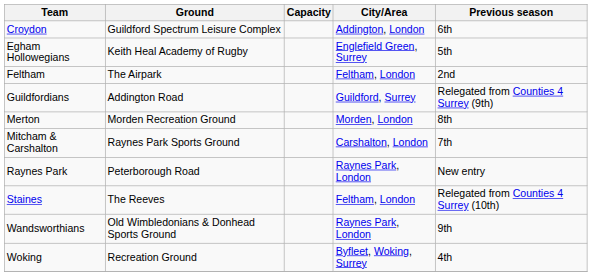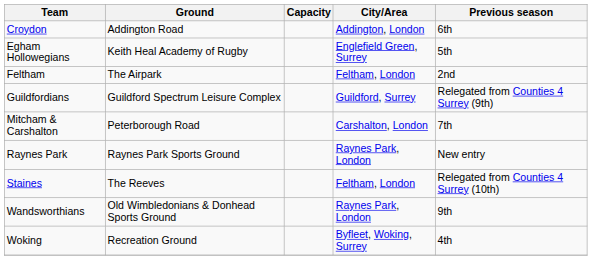(194, 29) Guildford Spectrum Leisure Complex -> (145, 29) Addington Road
(145, 97) Addington Road -> (194, 97) Guildford Spectrum Leisure Complex
- row: (23, 120)
(174, 143) Raynes Park Sports Ground -> (154, 126) Peterborough Road
(154, 171) Peterborough Road -> (174, 154) Raynes Park Sports Ground
